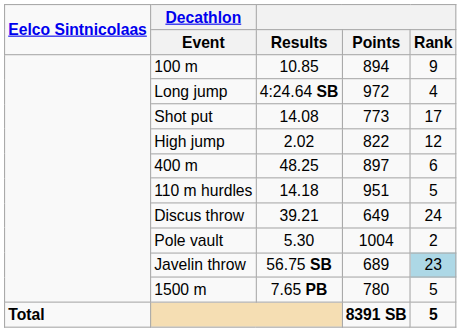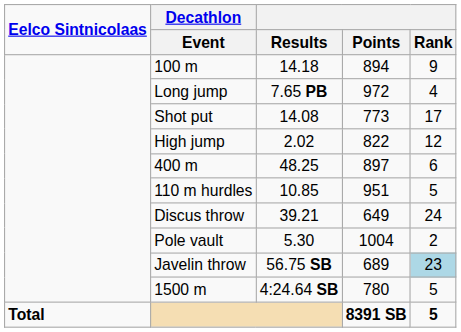(299, 67) 10.85 -> (299, 67) 14.18
(299, 92) 4:24.64 SB -> (299, 92) 7.65 PB
(299, 191) 14.18 -> (299, 191) 10.85
(299, 290) 7.65 PB -> (299, 290) 4:24.64 SB
